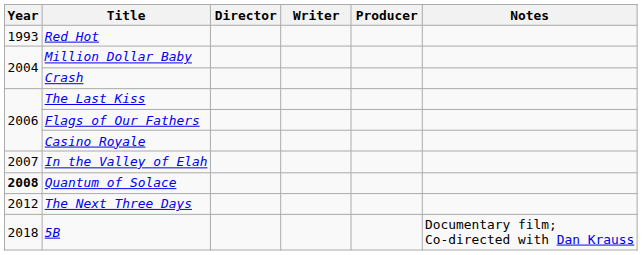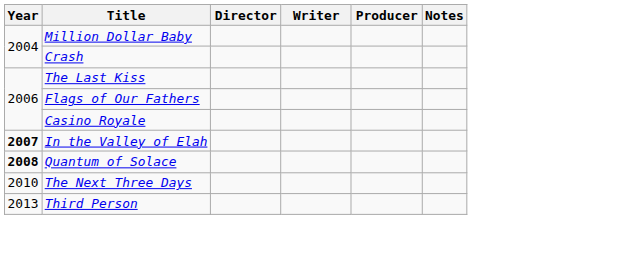- row: (72, 36)
(23, 162) normal -> (23, 141) bold
(23, 204) 2012 -> (23, 183) 2010
+ row: (91, 204)
- row: (52, 232)
